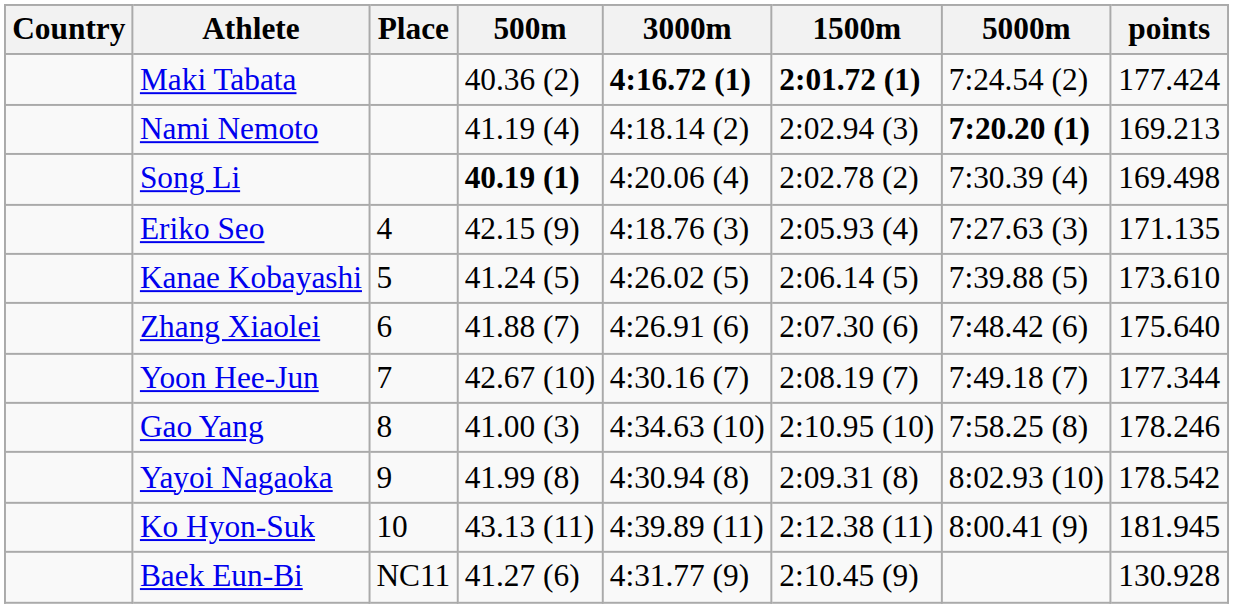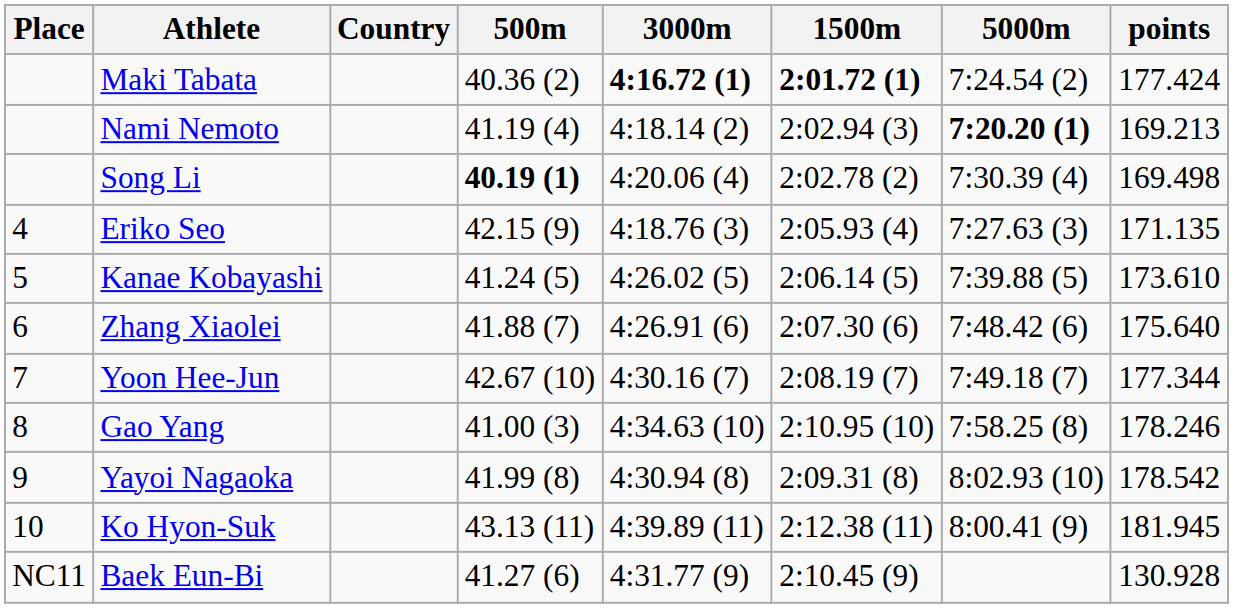columns swapped: (413, 29) <-> (69, 29)
